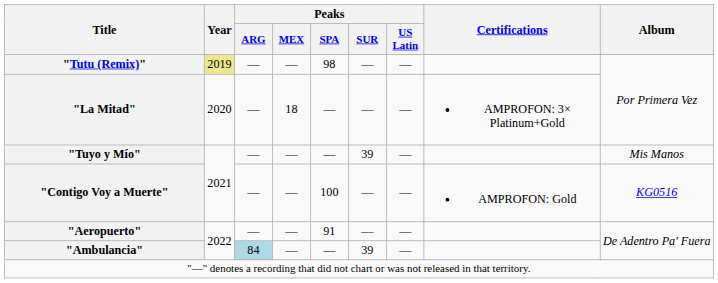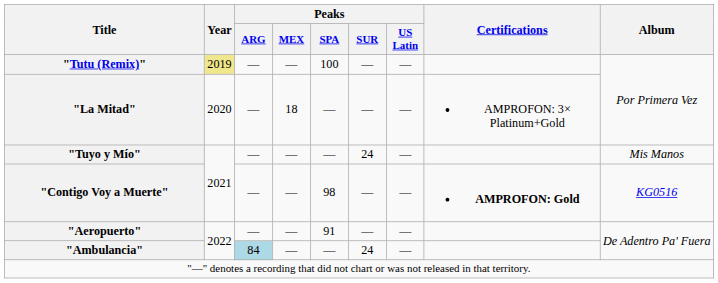(329, 64) 98 -> (329, 64) 100
(367, 154) 39 -> (367, 154) 24
(329, 192) 100 -> (329, 192) 98
(512, 200) normal -> (512, 200) bold
(367, 250) 39 -> (367, 250) 24
